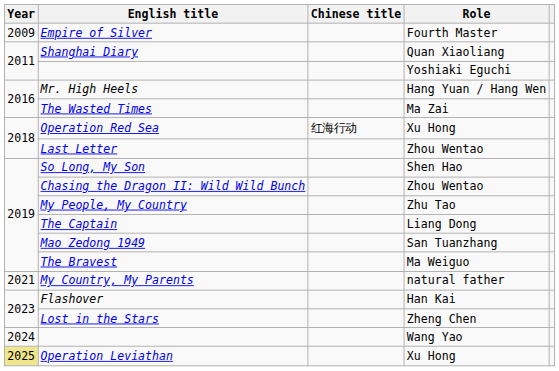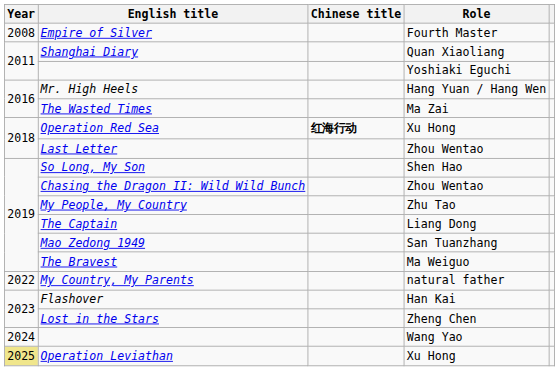(21, 33) 2009 -> (21, 33) 2008
(334, 128) normal -> (334, 128) bold
(21, 281) 2021 -> (21, 281) 2022
